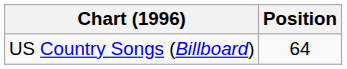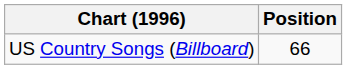(300, 49) 64 -> (300, 49) 66
